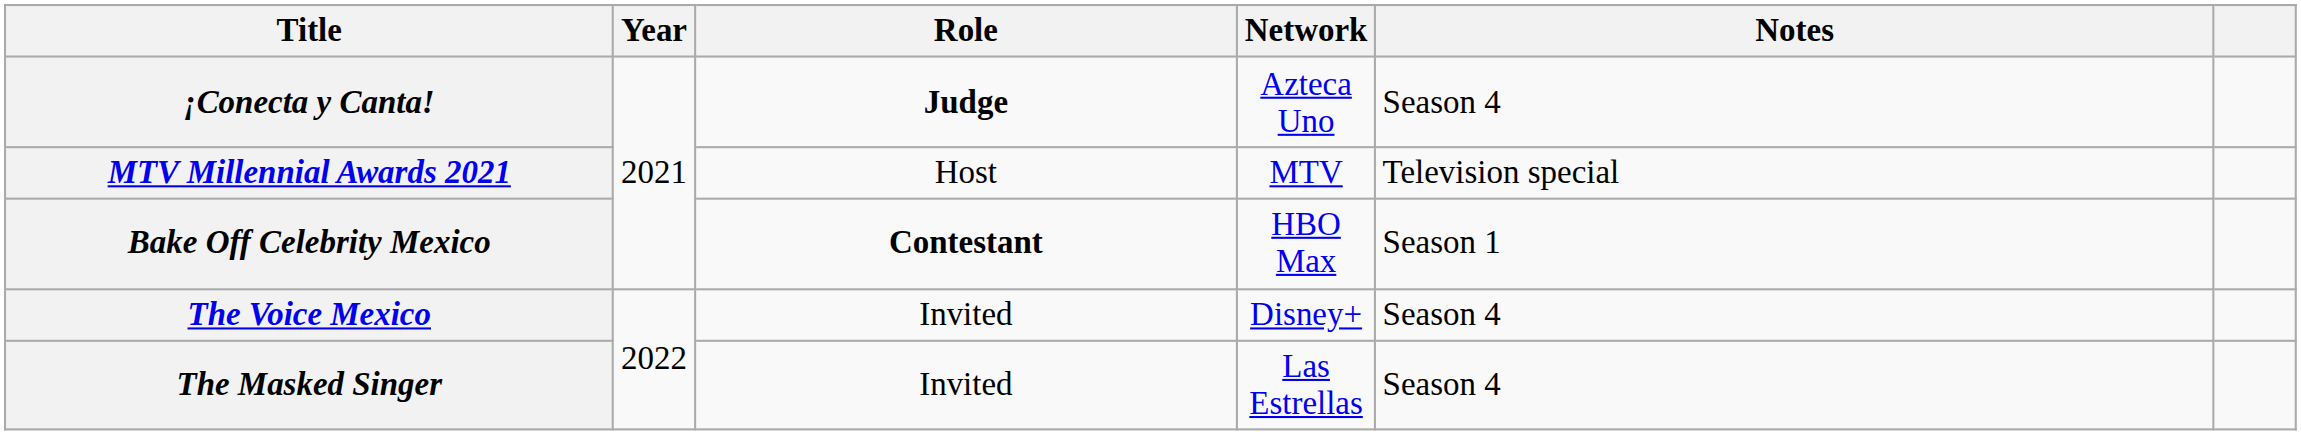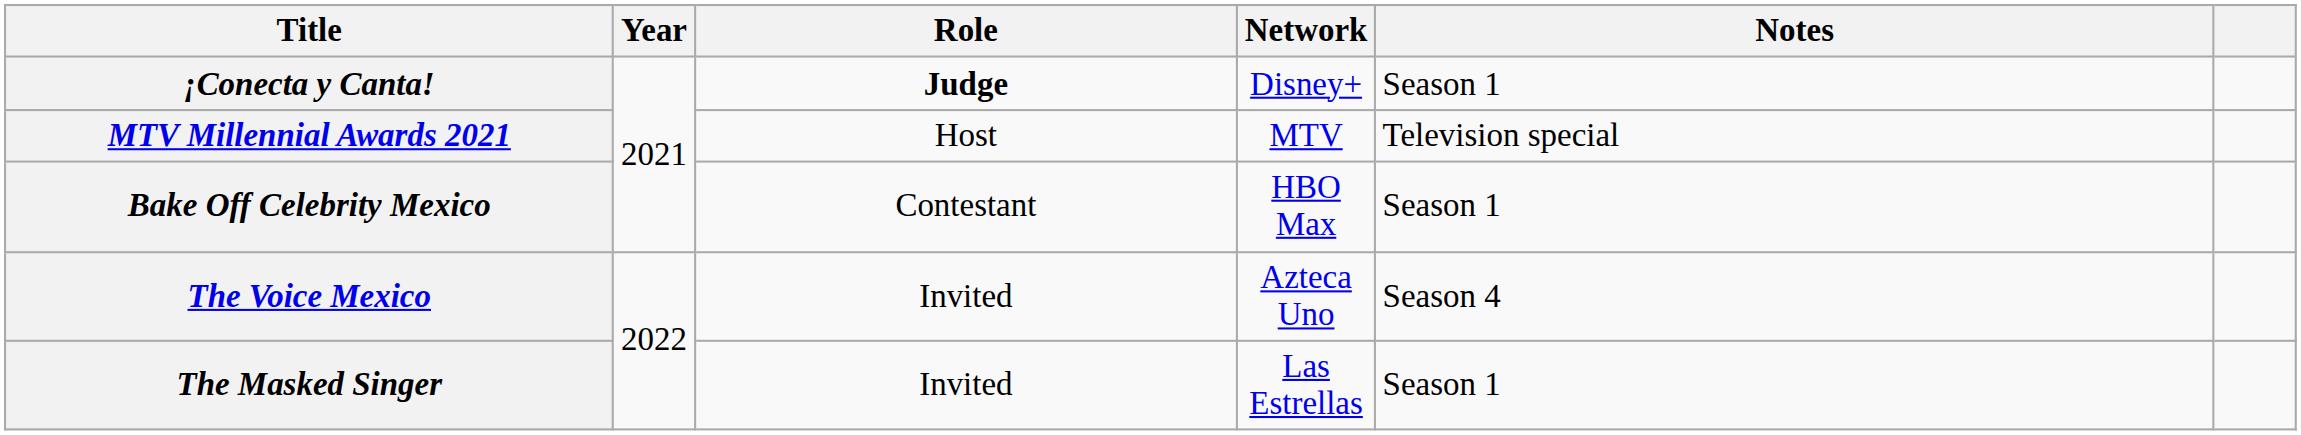(1306, 101) Azteca Uno -> (1306, 82) Disney+
(1442, 101) Season 4 -> (1442, 82) Season 1
(966, 243) bold -> (966, 205) normal
(1306, 313) Disney+ -> (1306, 295) Azteca Uno
(1442, 384) Season 4 -> (1442, 384) Season 1
